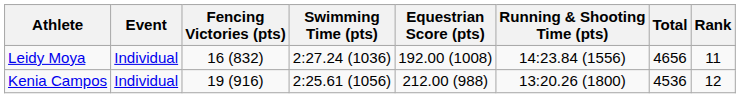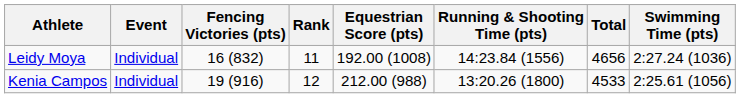columns swapped: (342, 25) <-> (713, 25)
(670, 81) 4536 -> (609, 81) 4533
